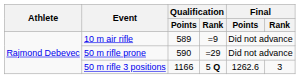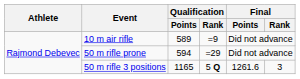(184, 53) 590 -> (184, 53) 594
(184, 67) 1166 -> (184, 67) 1165
(245, 67) 1262.6 -> (245, 67) 1261.6
